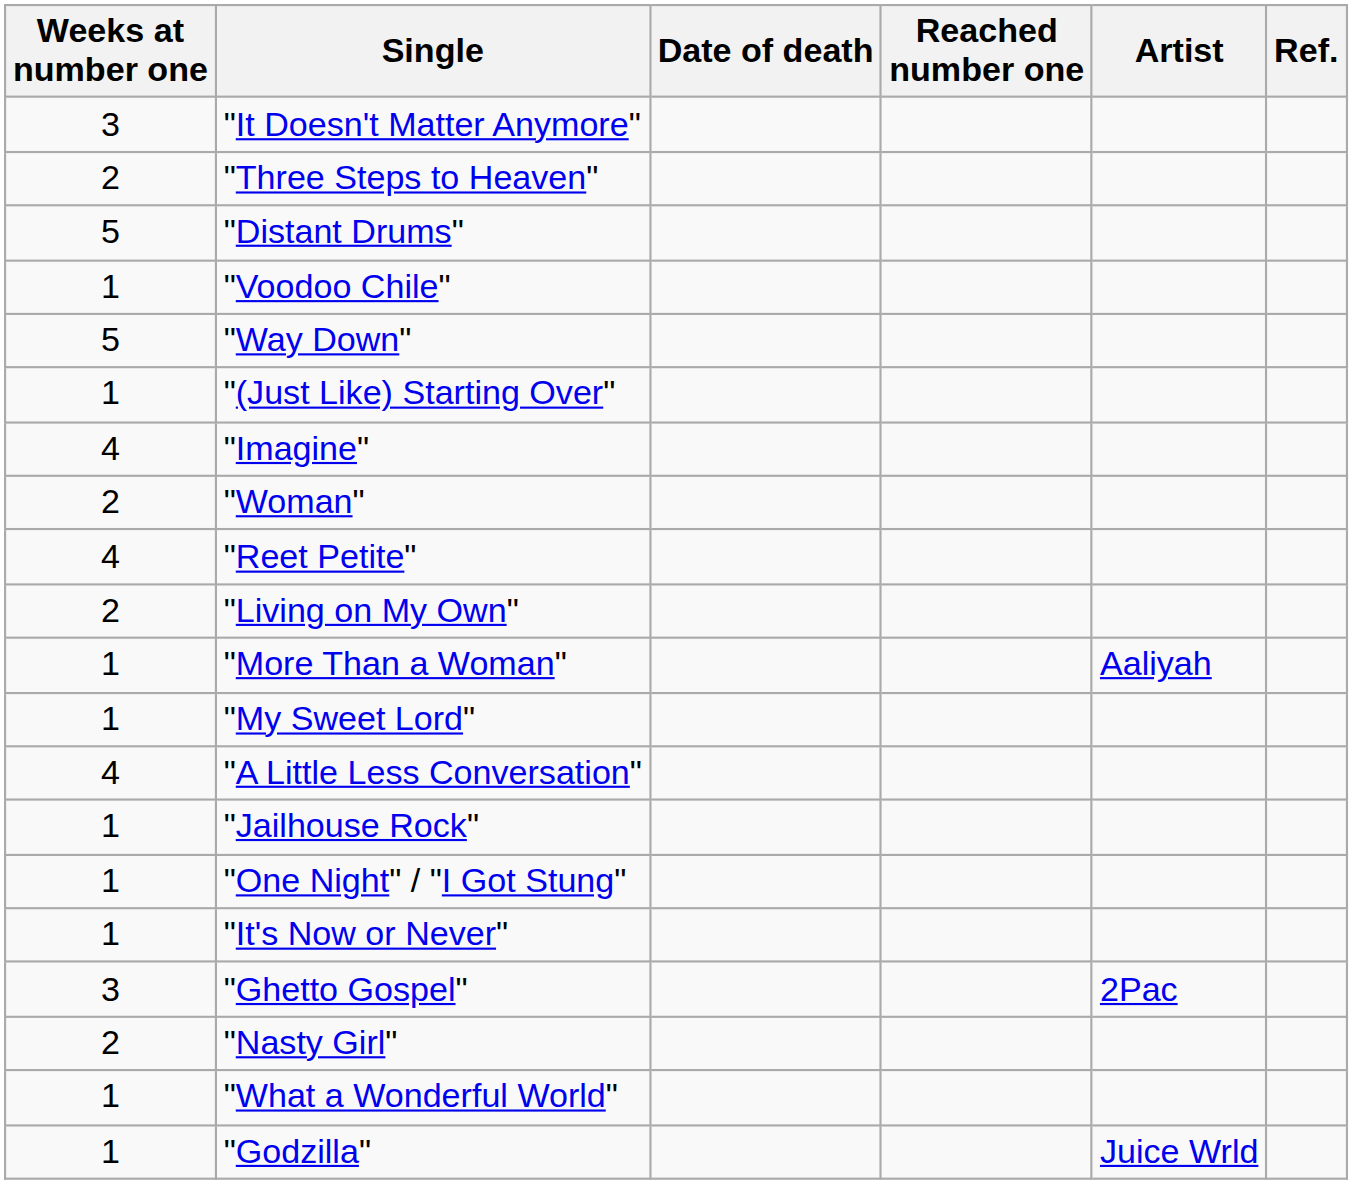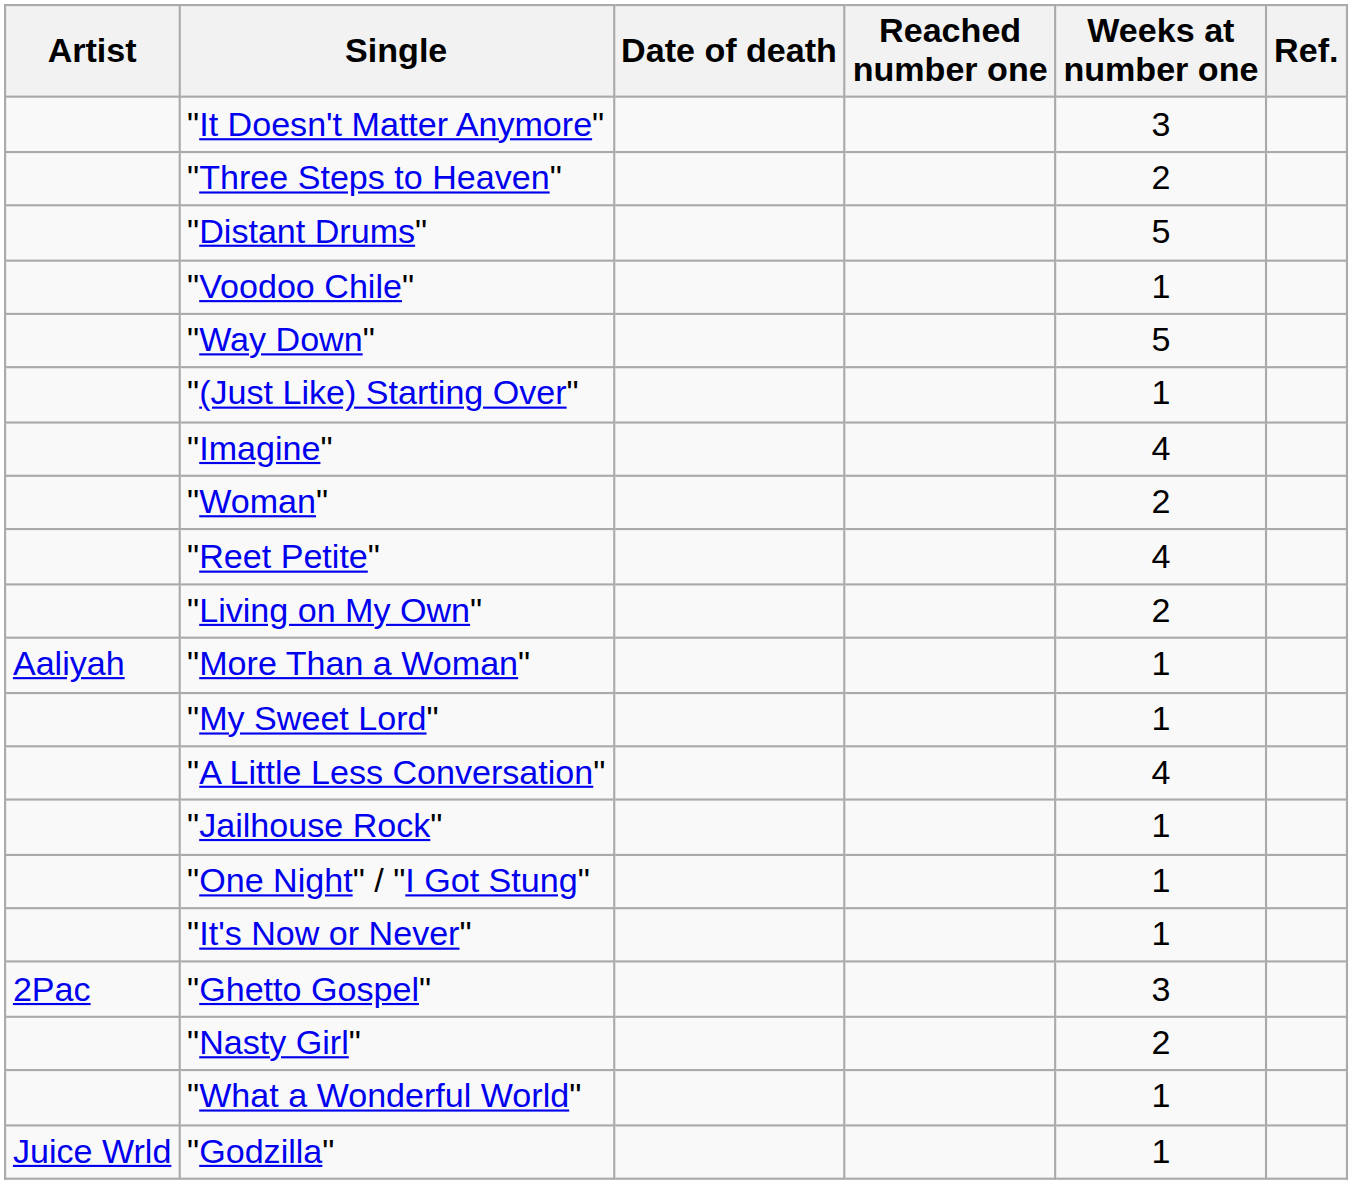columns swapped: (1179, 50) <-> (110, 50)
